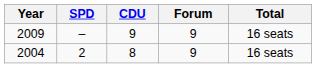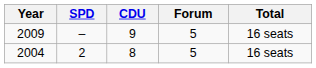(193, 33) 9 -> (193, 33) 5
(193, 53) 9 -> (193, 53) 5
